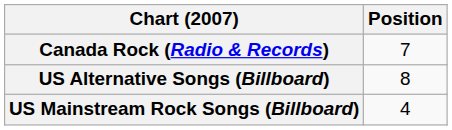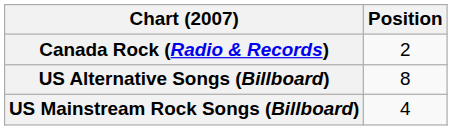(405, 49) 7 -> (405, 49) 2
